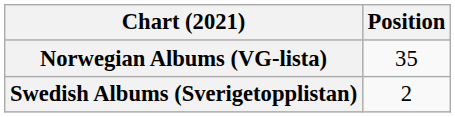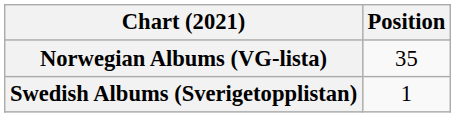(406, 93) 2 -> (406, 93) 1
